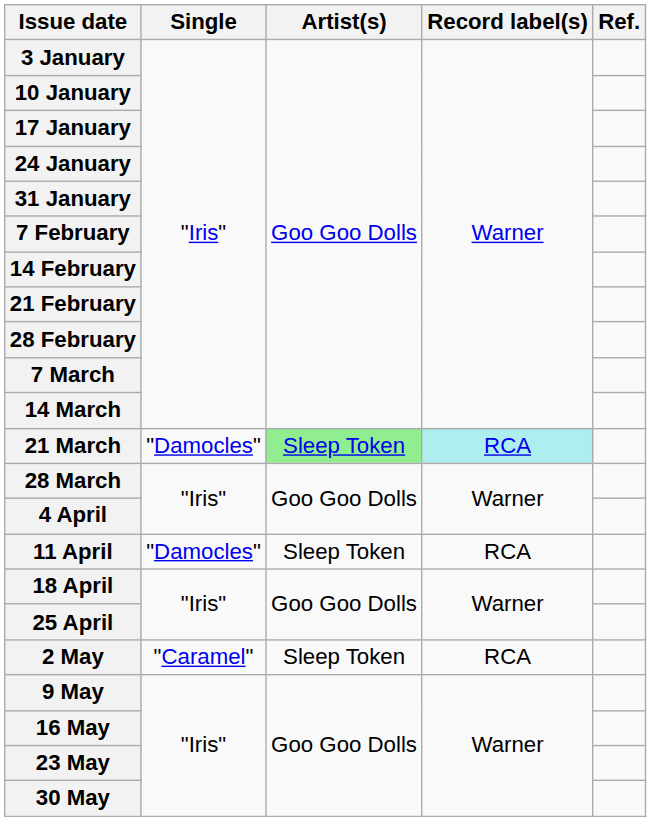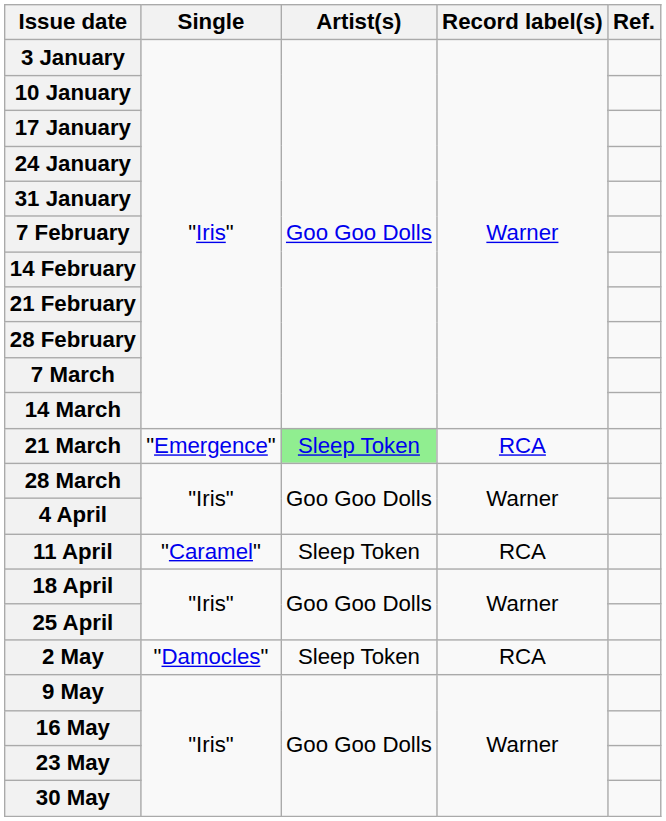(204, 445) "Damocles" -> (211, 445) "Emergence"
(508, 445) paleturquoise background -> (522, 445) no background
(204, 551) "Damocles" -> (211, 551) "Caramel"
(204, 657) "Caramel" -> (211, 657) "Damocles"
